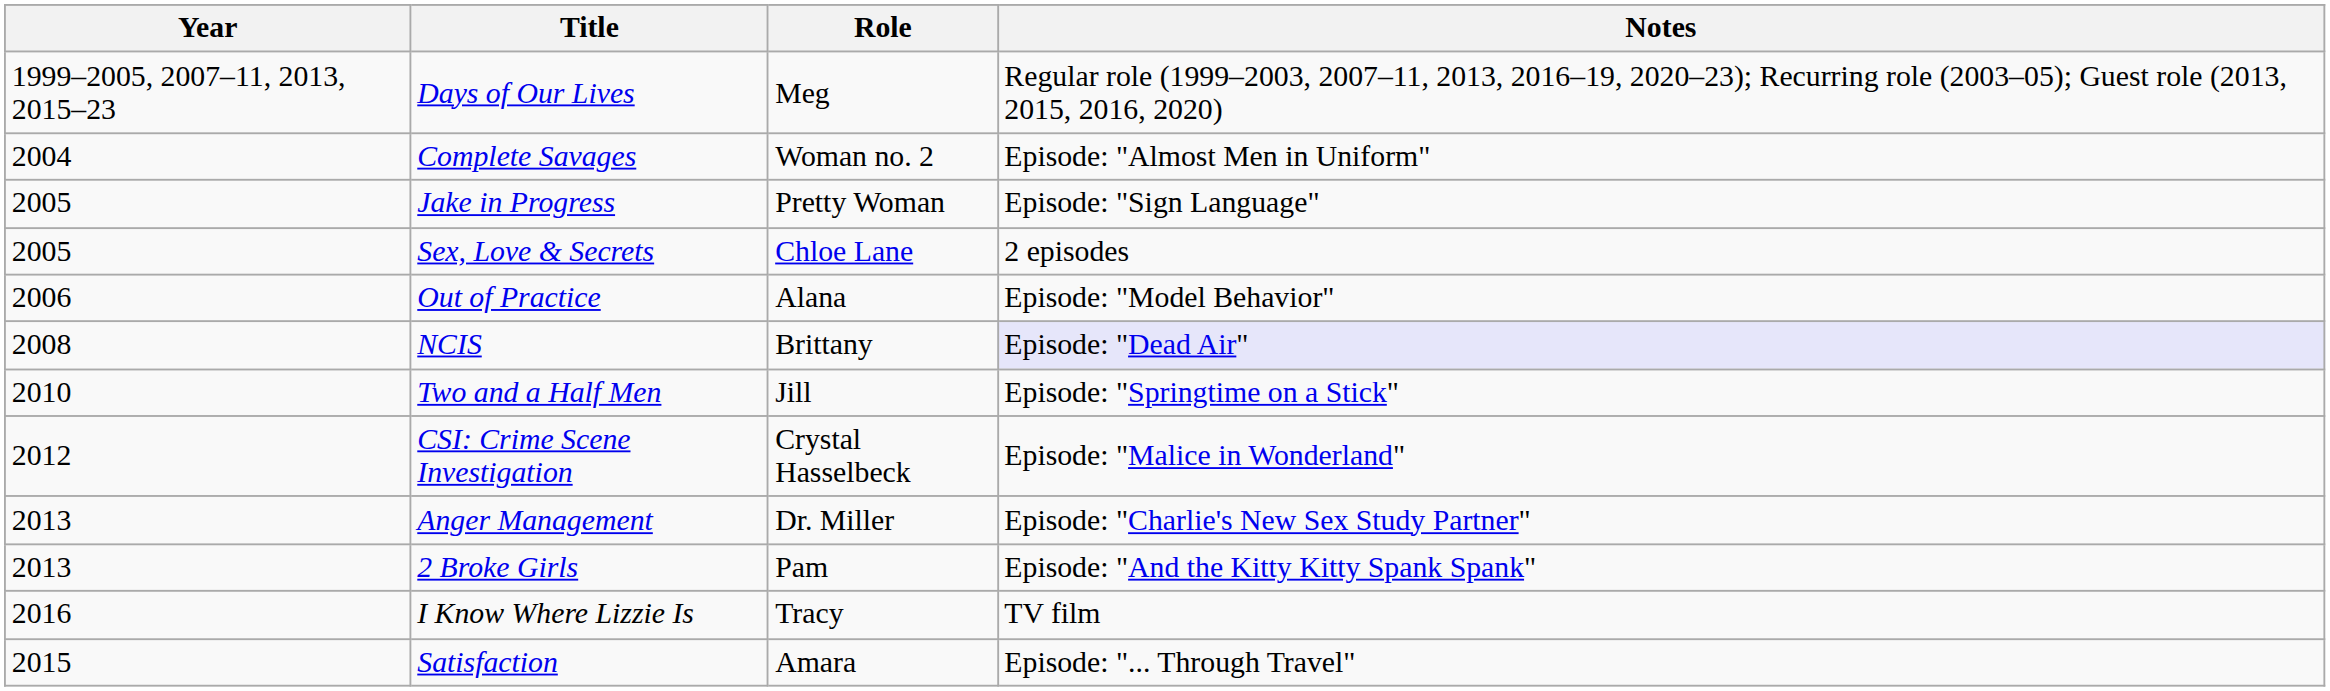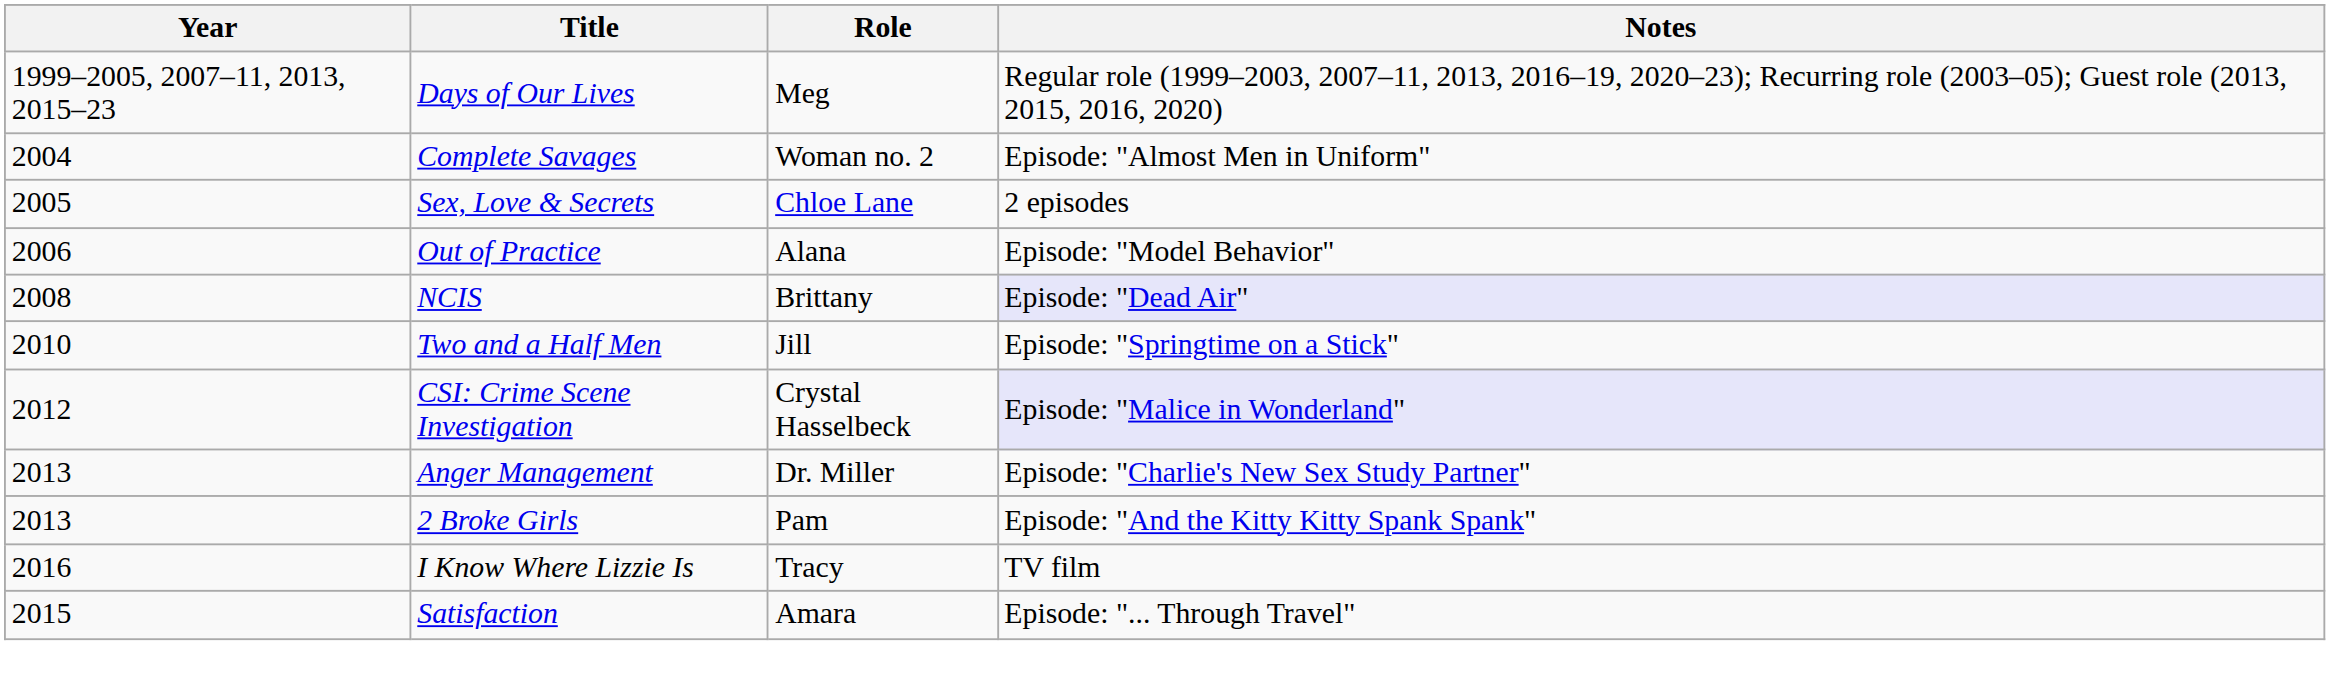- row: (516, 203)
(1205, 455) no background -> (1205, 408) lavender background
